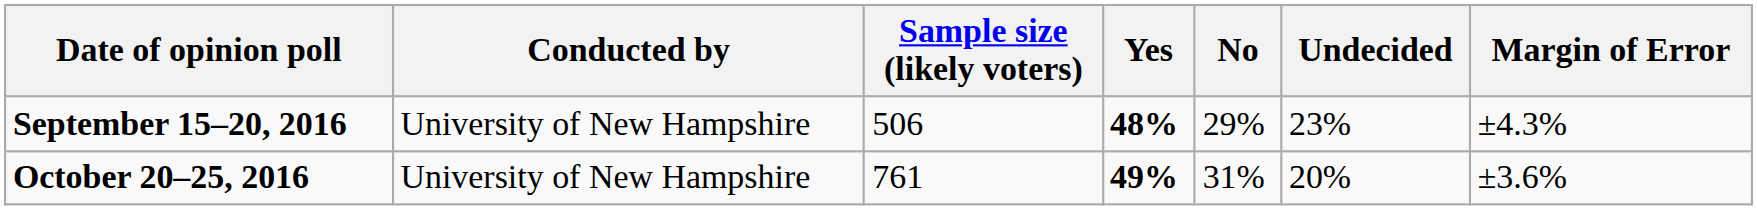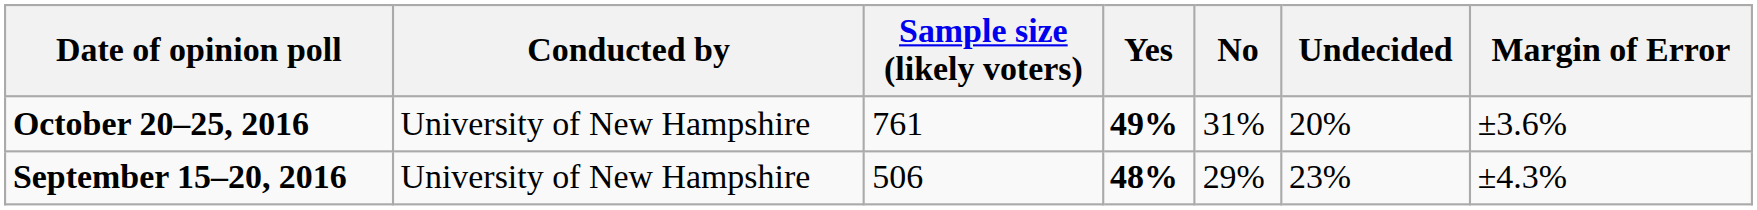rows swapped: (161, 177) <-> (180, 123)
